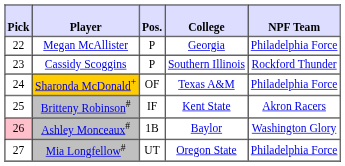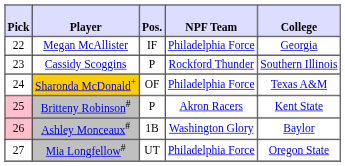columns swapped: (294, 27) <-> (206, 27)
(152, 45) P -> (152, 45) IF
(18, 106) no background -> (18, 106) pink background
(152, 106) IF -> (152, 106) P
